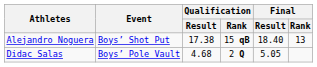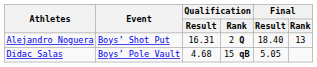(201, 40) 17.38 -> (201, 40) 16.31
(237, 40) 15 qB -> (237, 40) 2 Q
(237, 54) 2 Q -> (237, 54) 15 qB
